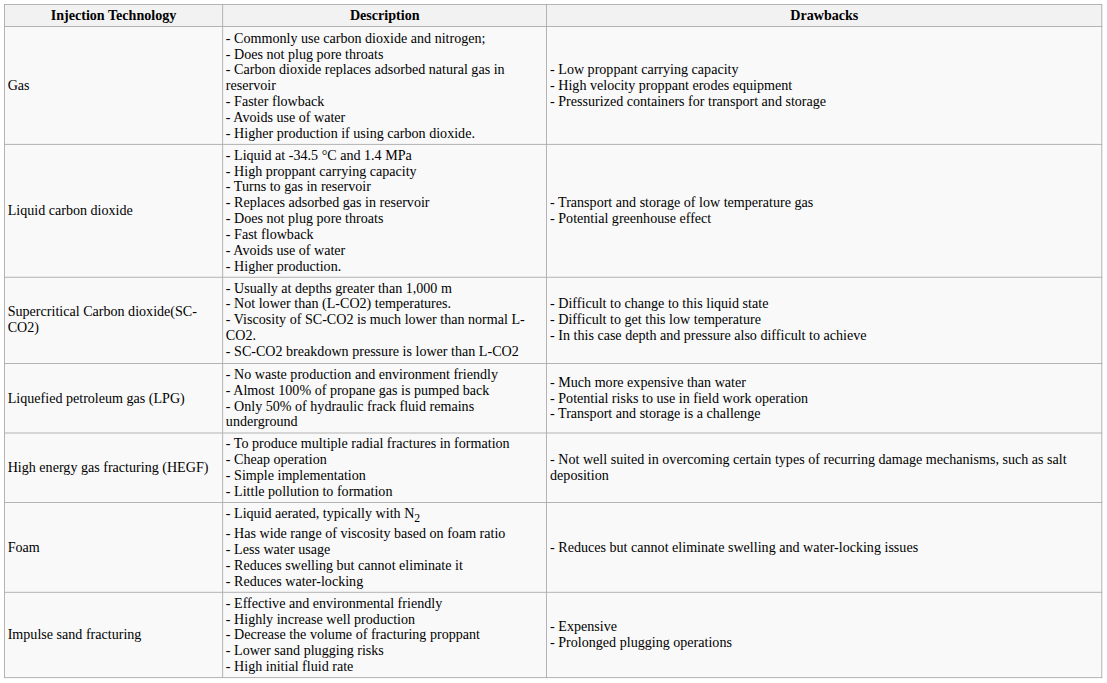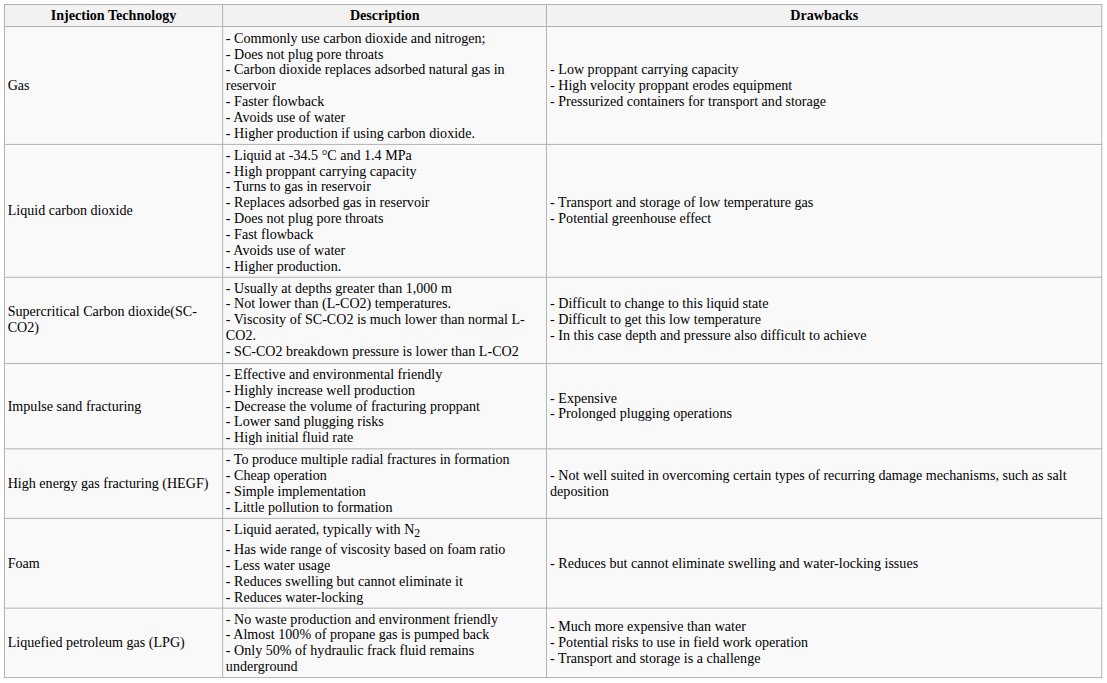rows swapped: (96, 398) <-> (75, 635)
